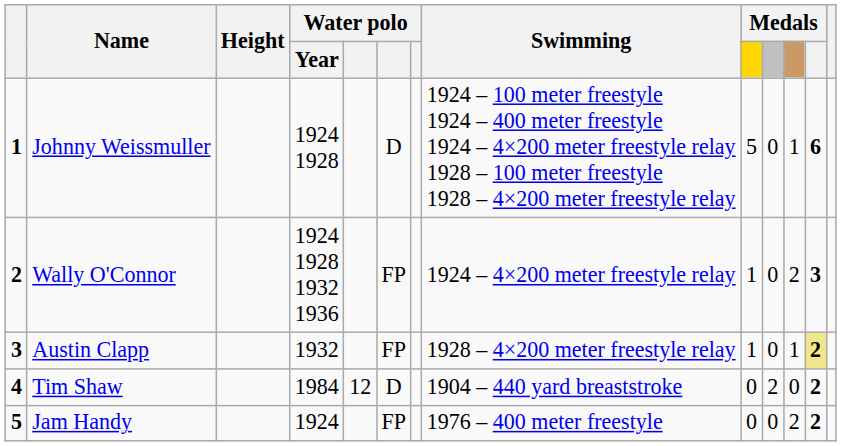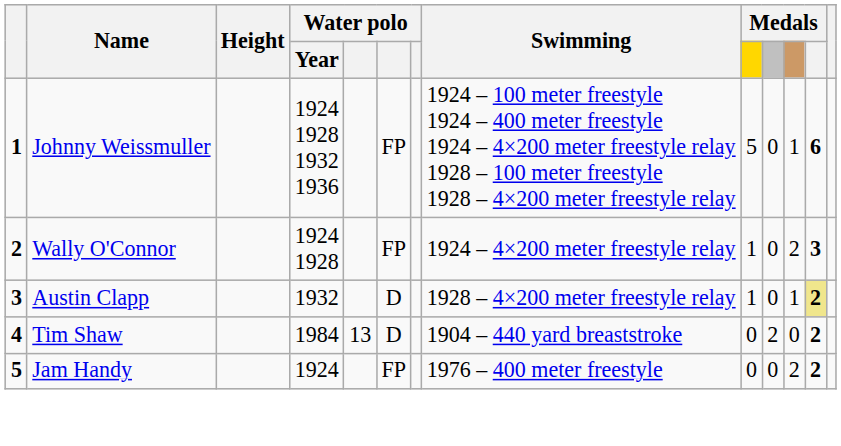(317, 147) 1924 1928 -> (317, 147) 1924 1928 1932 1936
(394, 147) D -> (394, 147) FP
(317, 275) 1924 1928 1932 1936 -> (317, 249) 1924 1928
(394, 350) FP -> (394, 298) D
(360, 386) 12 -> (360, 334) 13
